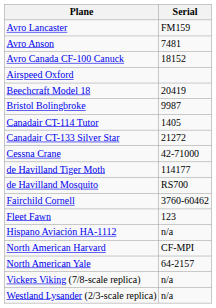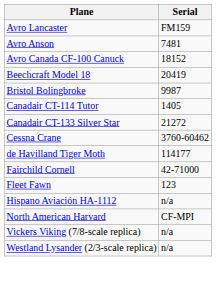- row: (40, 75)
(180, 153) 42-71000 -> (185, 138) 3760-60462
- row: (52, 185)
(185, 201) 3760-60462 -> (180, 169) 42-71000
- row: (49, 264)
